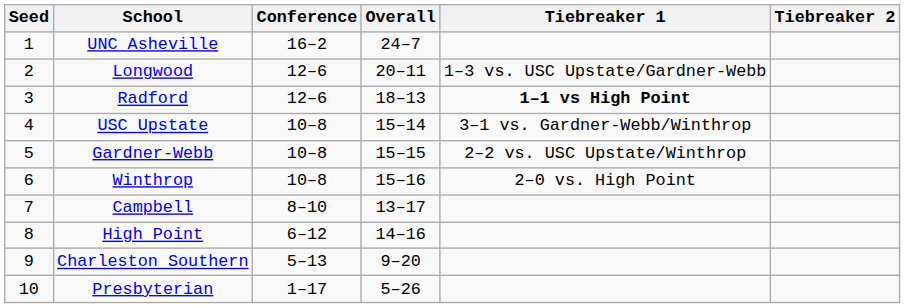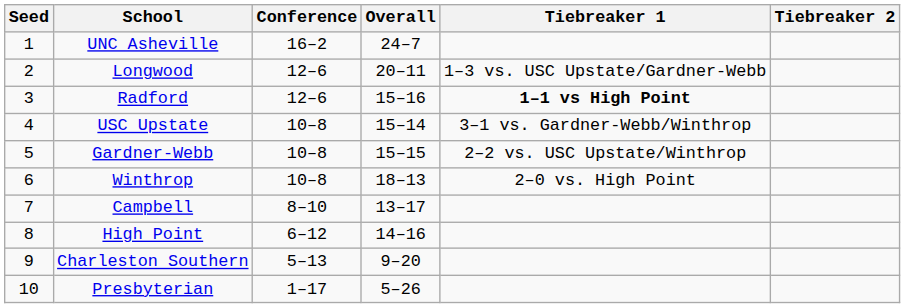(401, 100) 18–13 -> (401, 100) 15–16
(401, 181) 15–16 -> (401, 181) 18–13
